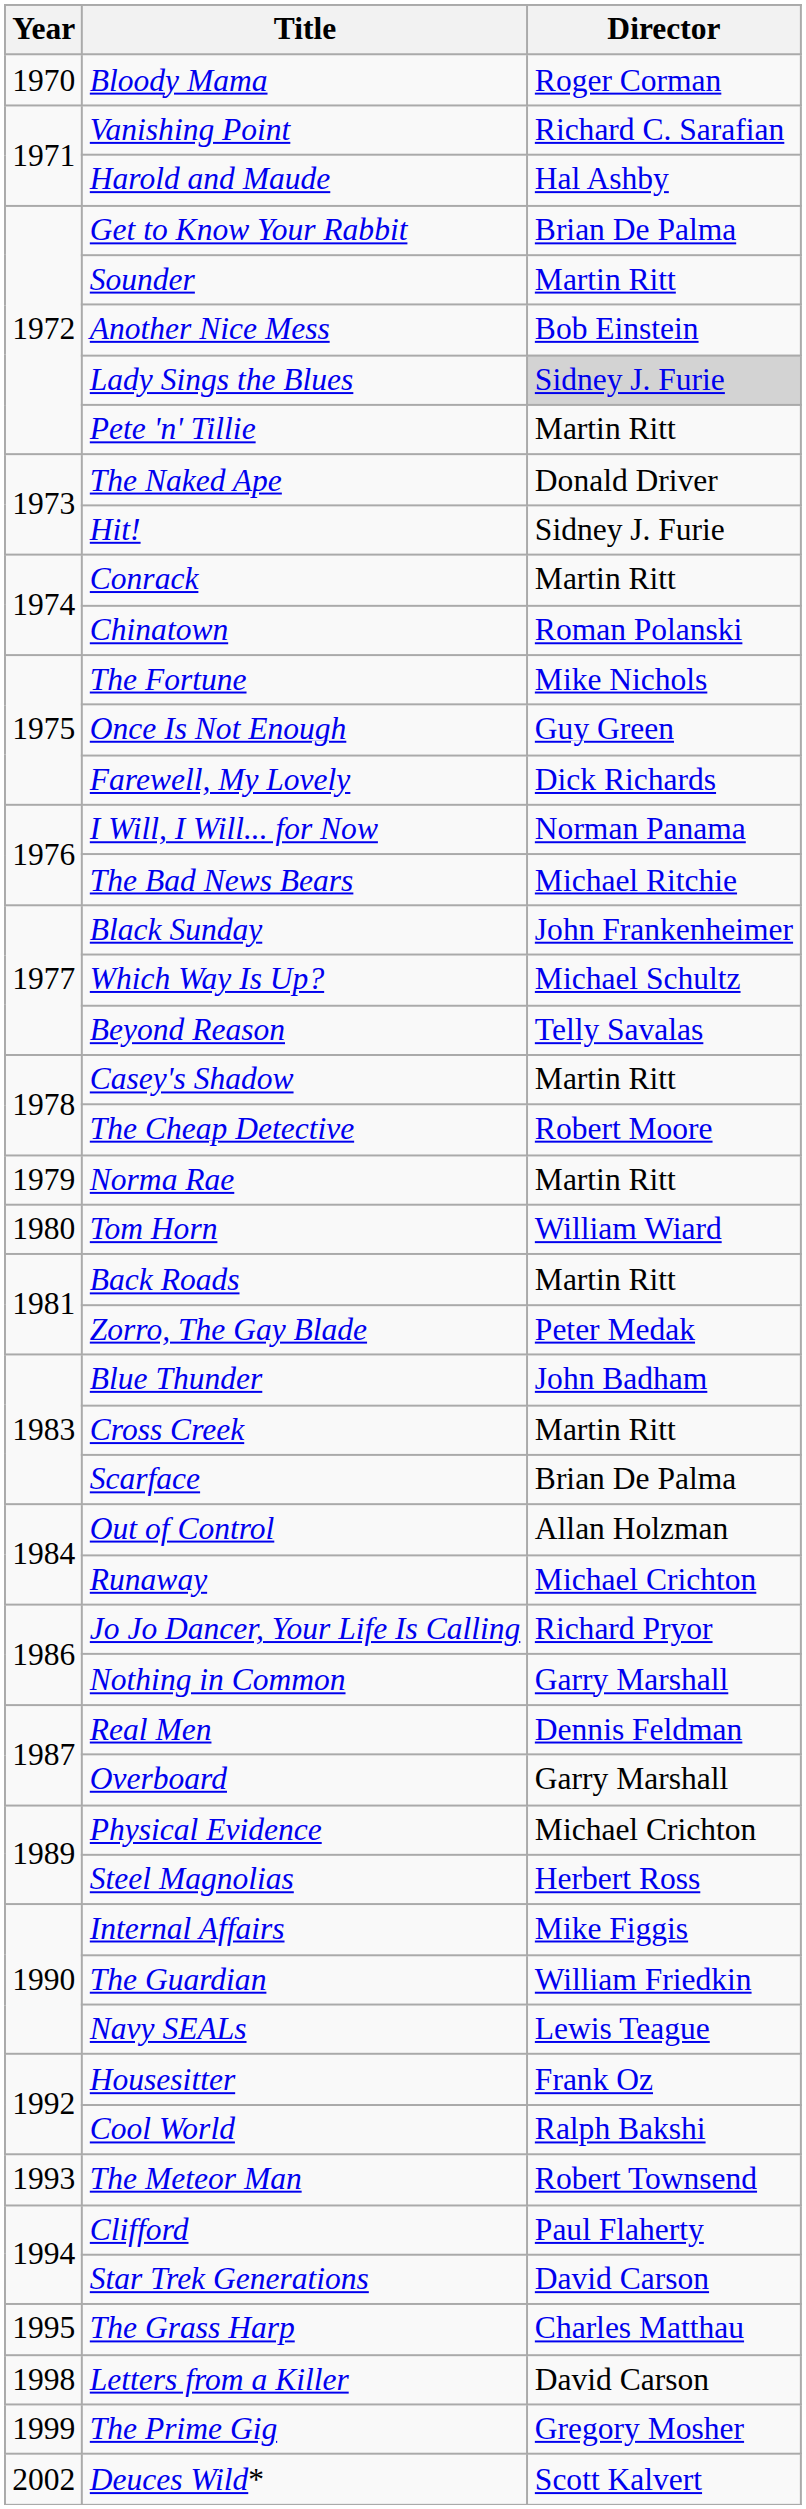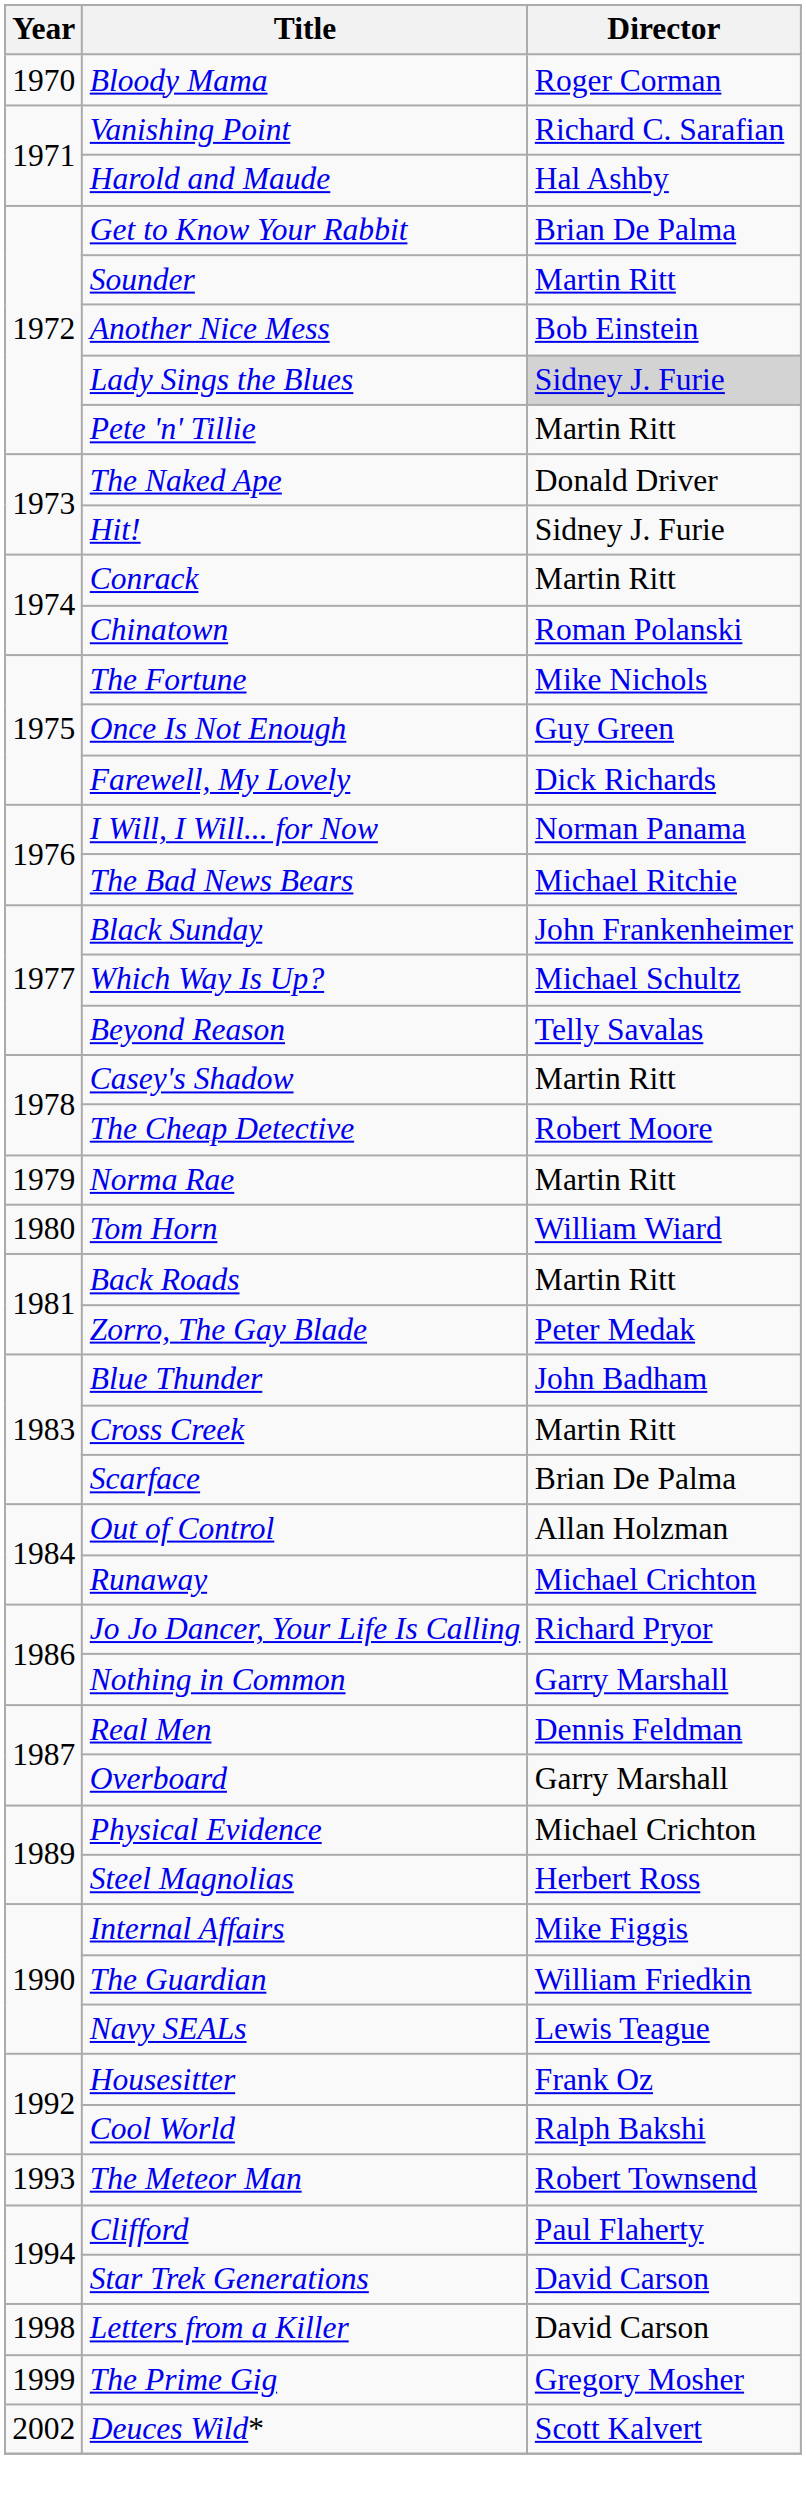- row: (192, 2328)
